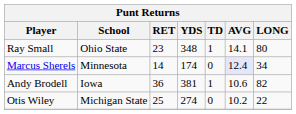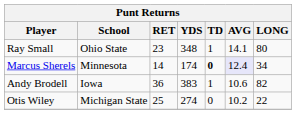(210, 65) normal -> (210, 65) bold
(189, 83) 381 -> (189, 83) 383
